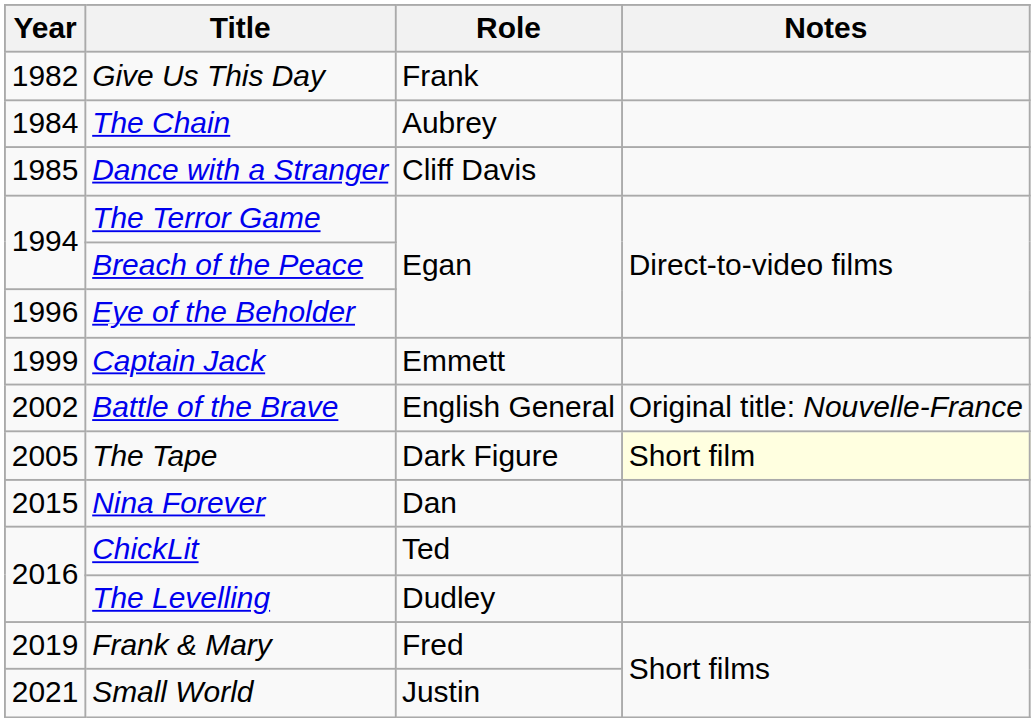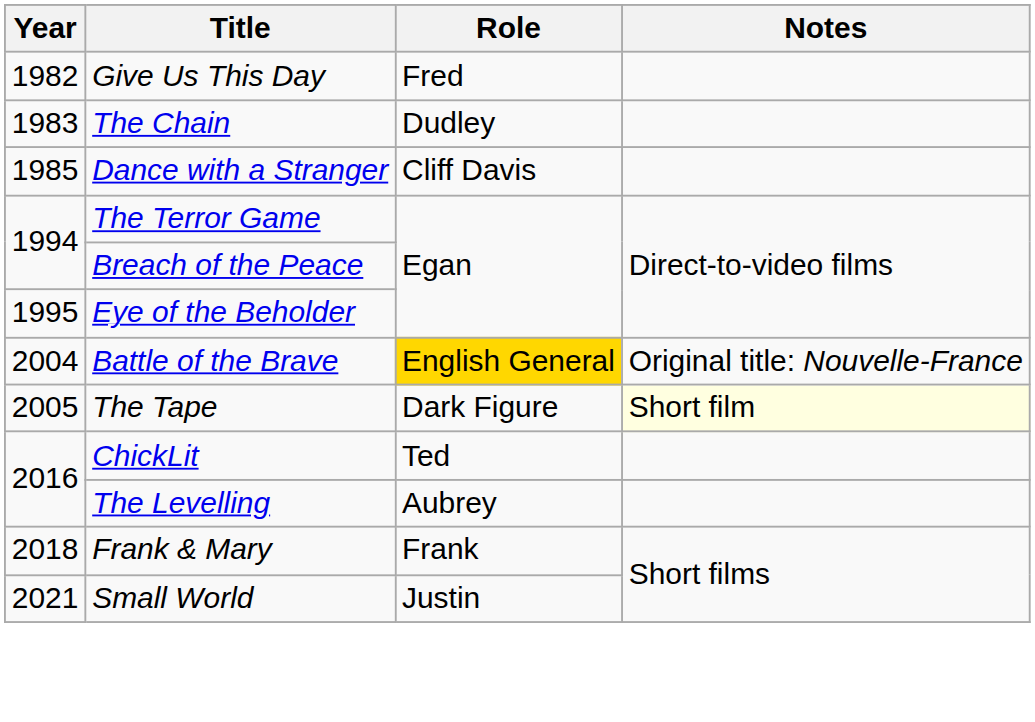(440, 75) Frank -> (433, 75) Fred
(45, 123) 1984 -> (45, 123) 1983
(449, 123) Aubrey -> (449, 123) Dudley
(45, 312) 1996 -> (45, 312) 1995
- row: (179, 360)
(45, 407) 2002 -> (45, 360) 2004
(508, 407) no background -> (508, 360) gold background
- row: (179, 502)
(449, 597) Dudley -> (449, 502) Aubrey
(45, 645) 2019 -> (45, 550) 2018
(433, 645) Fred -> (440, 550) Frank
